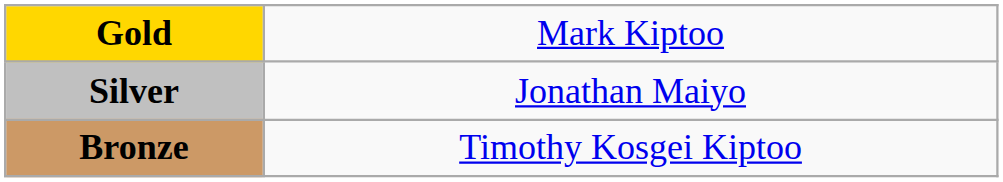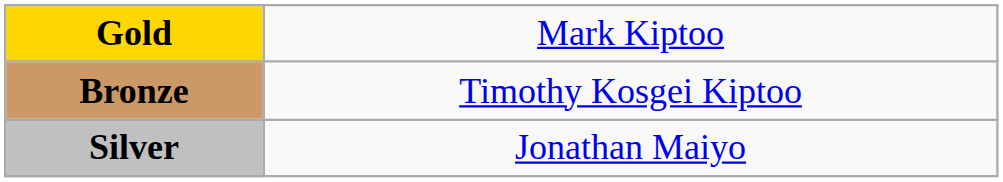rows swapped: (134, 90) <-> (134, 147)
